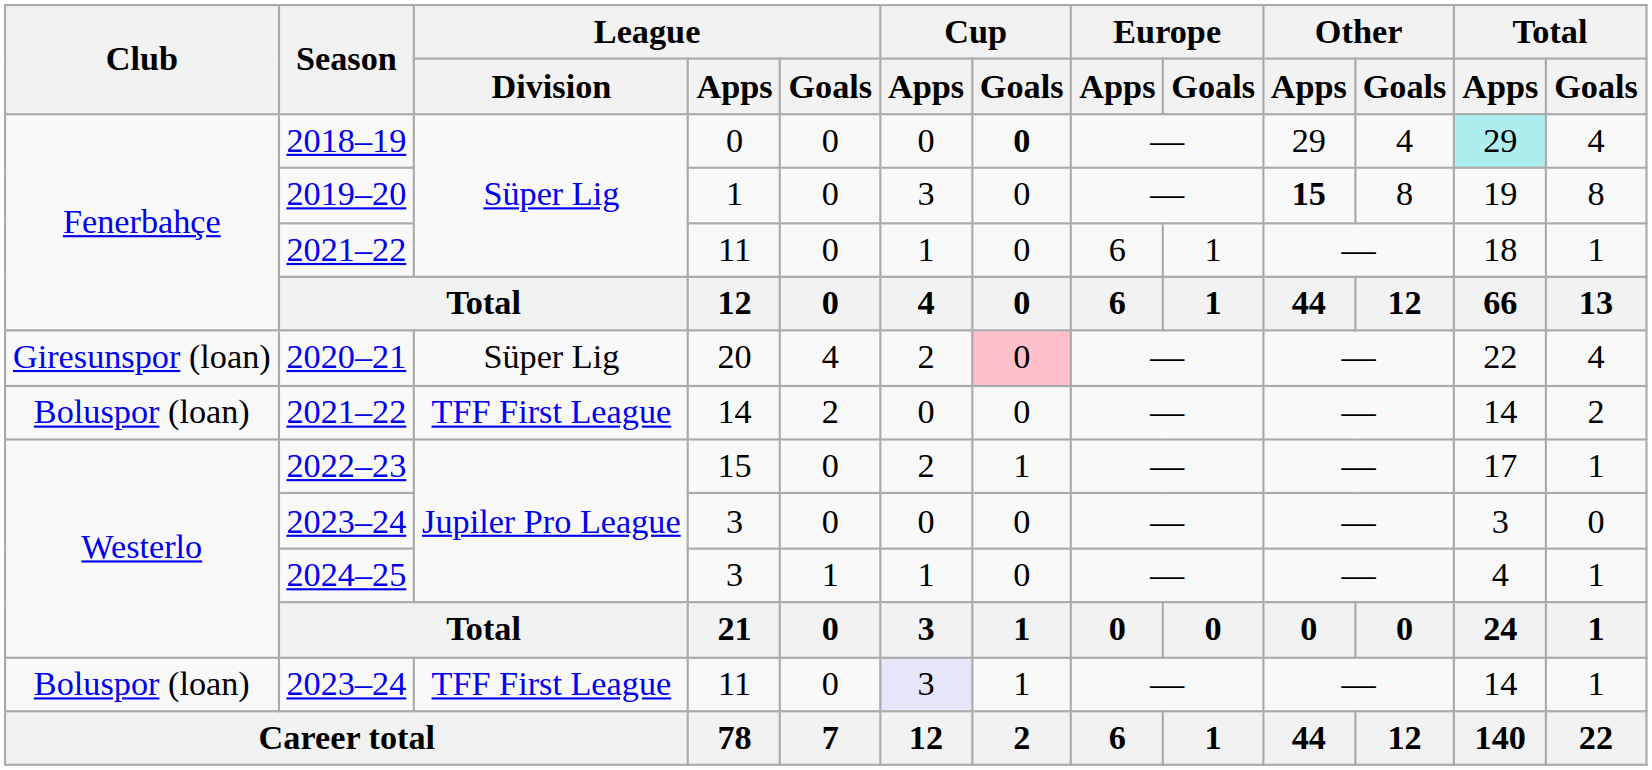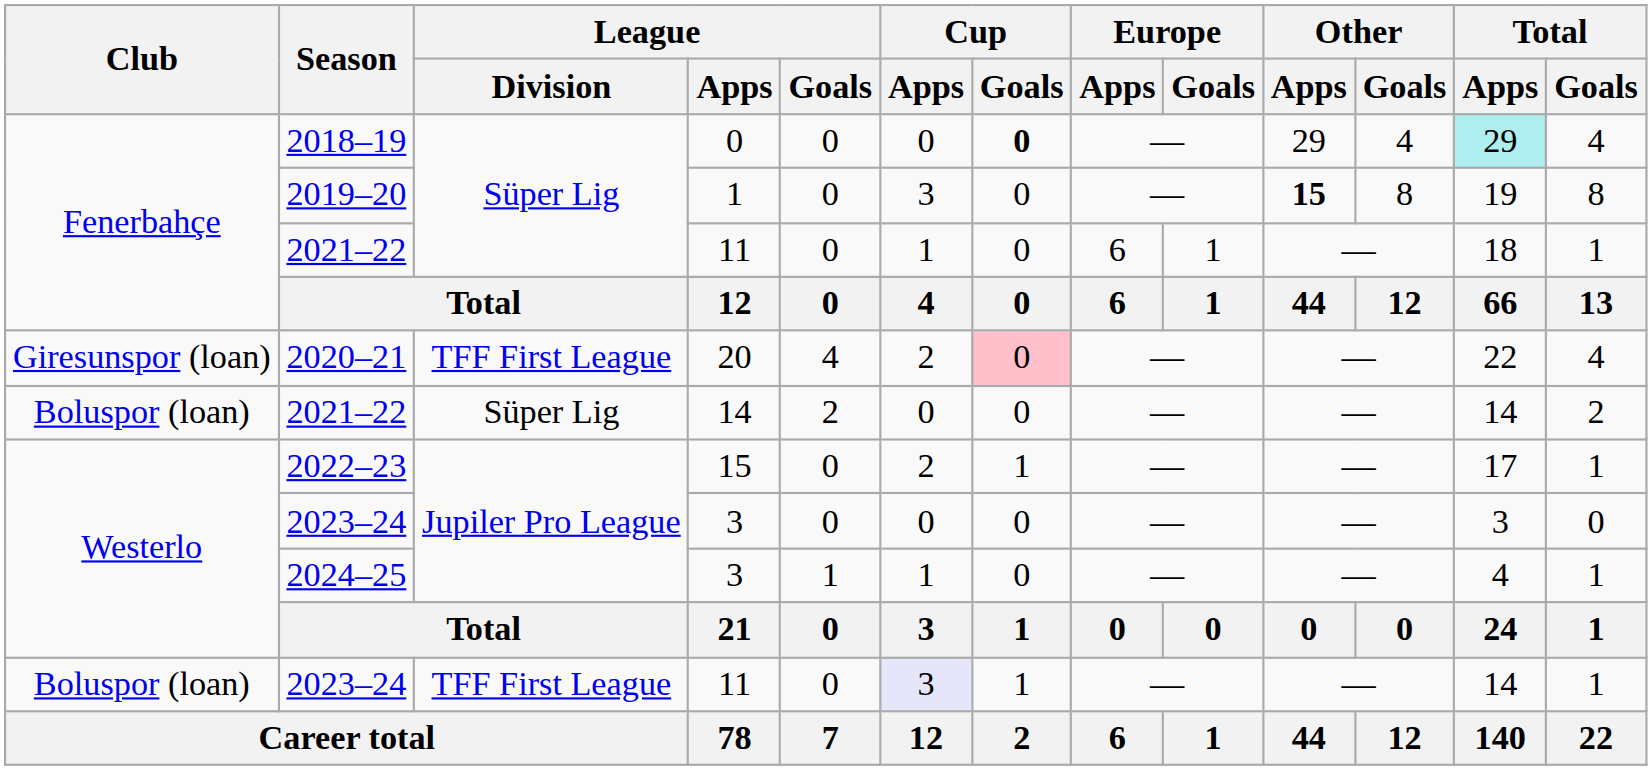(551, 357) Süper Lig -> (551, 357) TFF First League
(551, 411) TFF First League -> (551, 411) Süper Lig
